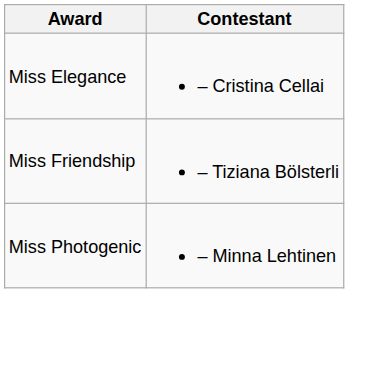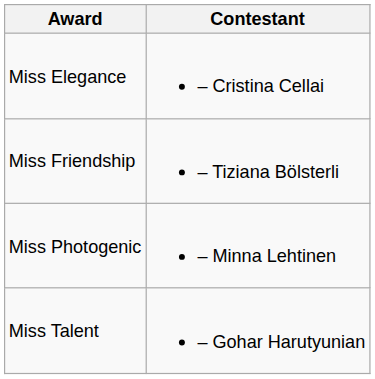+ row: (54, 331)
